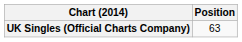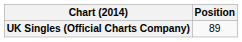(215, 28) 63 -> (215, 28) 89
